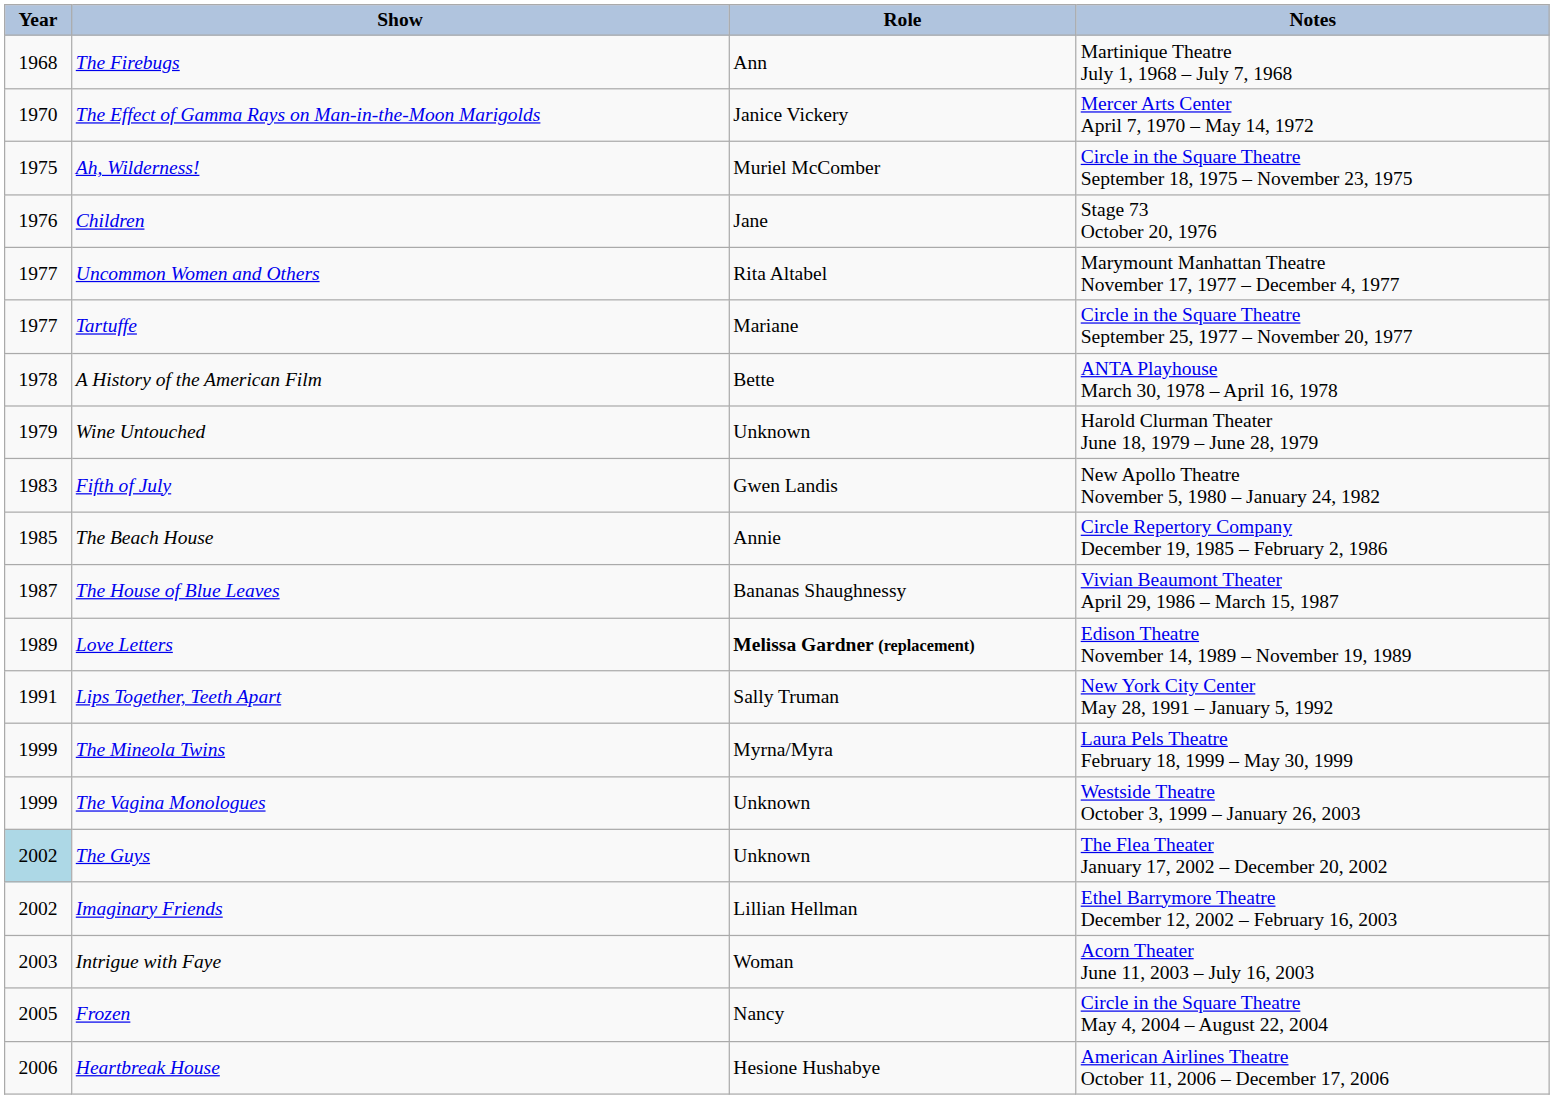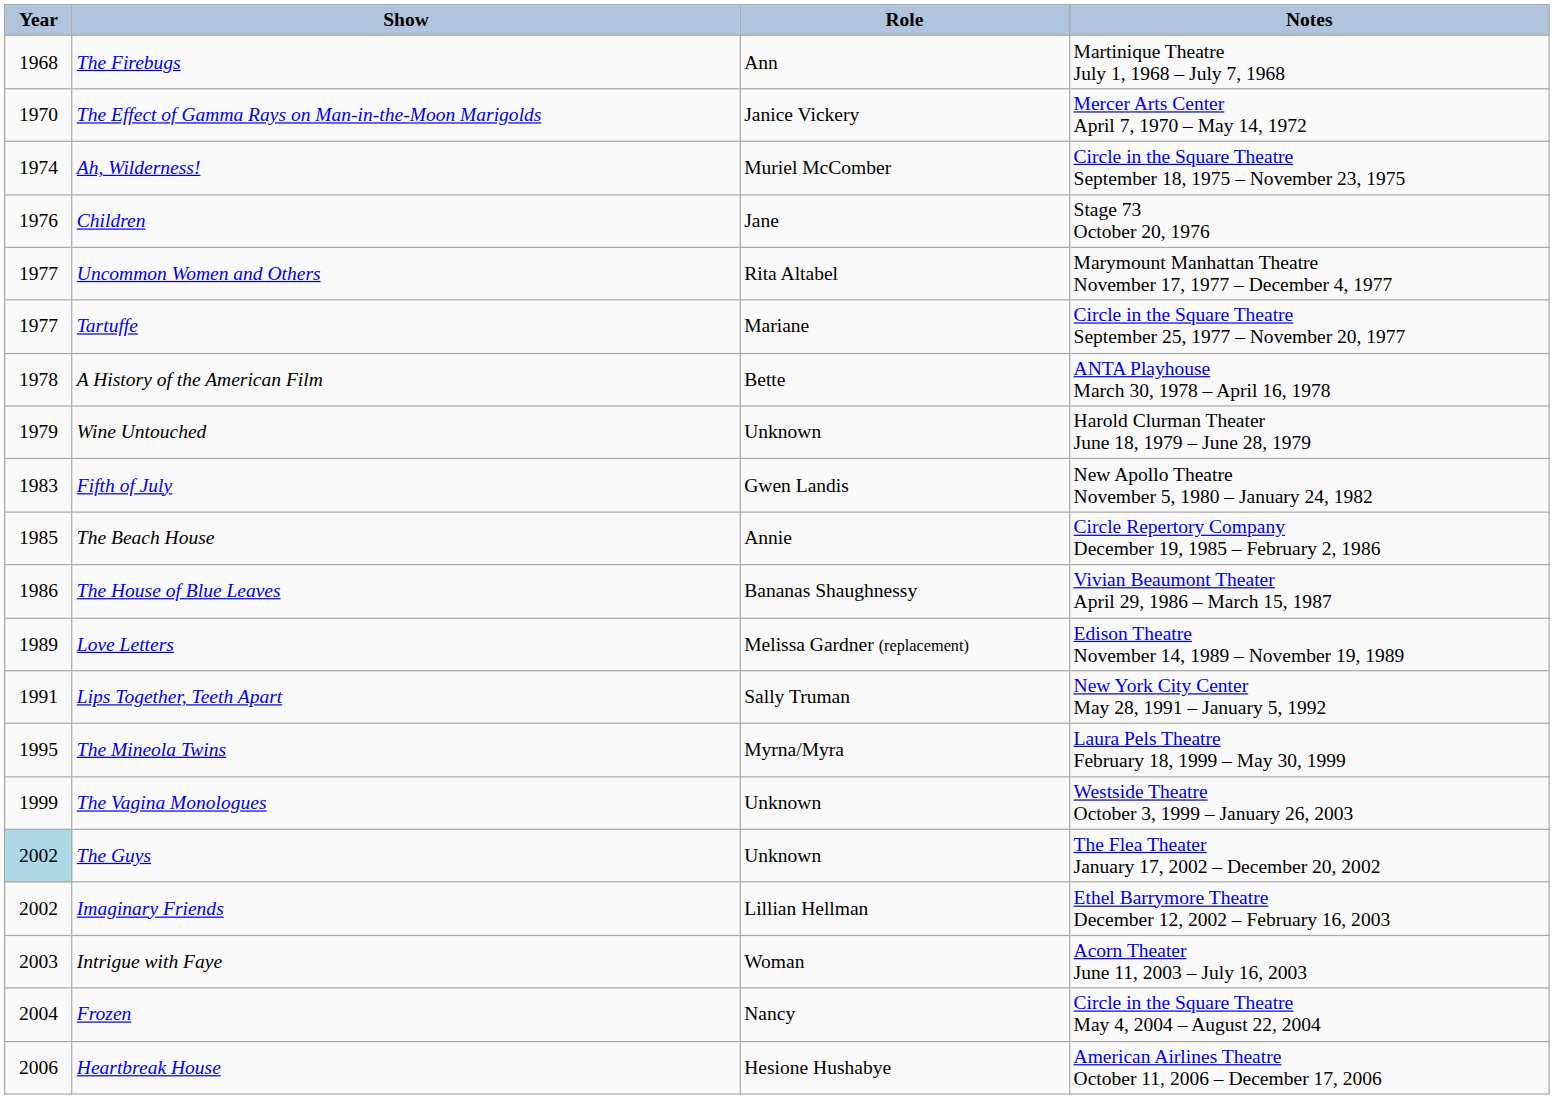(38, 167) 1975 -> (38, 167) 1974
(38, 591) 1987 -> (38, 591) 1986
(854, 644) bold -> (857, 644) normal
(38, 749) 1999 -> (38, 749) 1995
(38, 1014) 2005 -> (38, 1014) 2004
